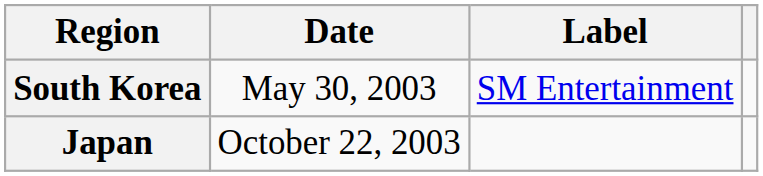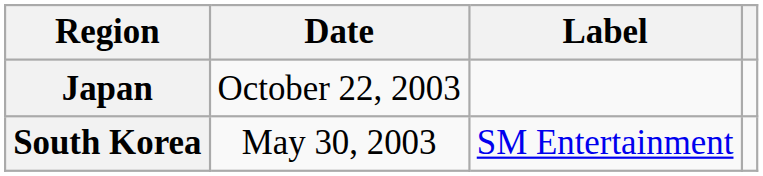rows swapped: (107, 87) <-> (107, 142)
